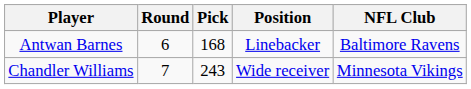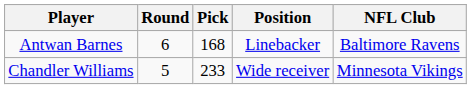(165, 70) 7 -> (165, 70) 5
(213, 70) 243 -> (213, 70) 233
